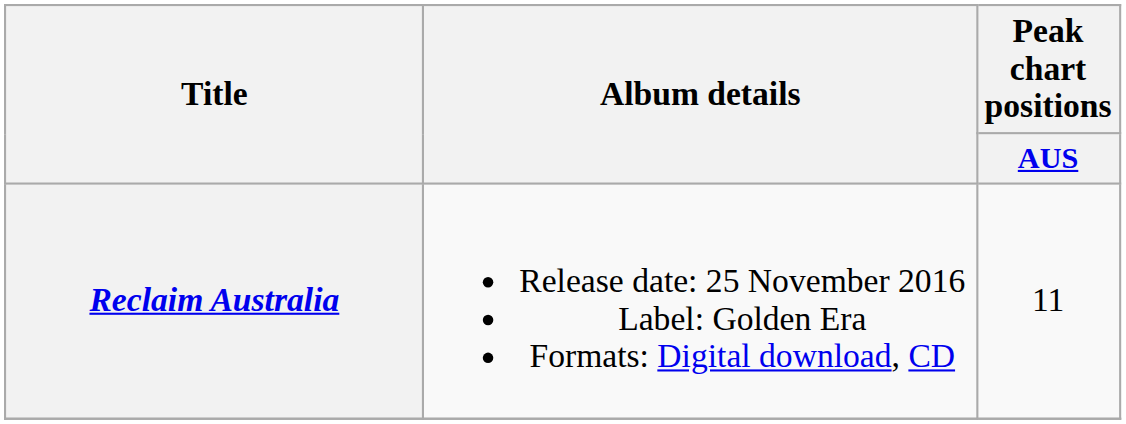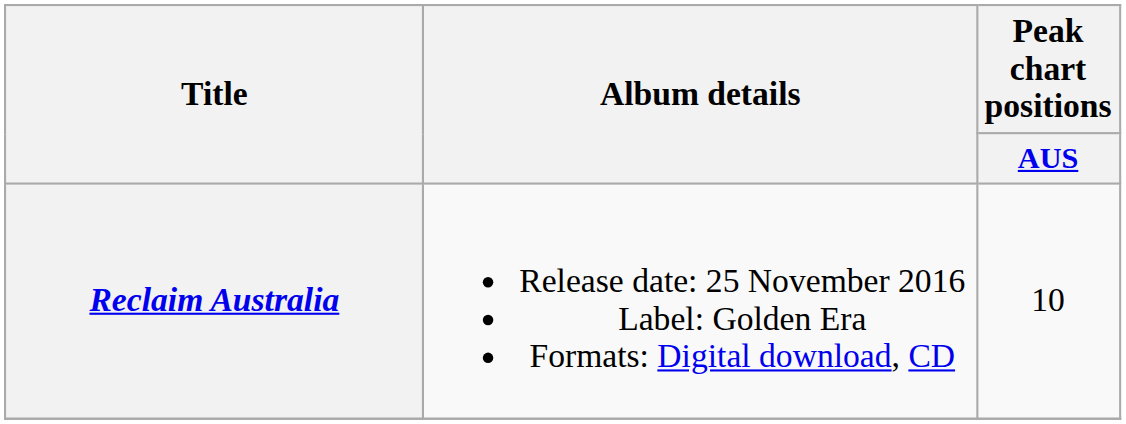(1048, 300) 11 -> (1048, 300) 10
